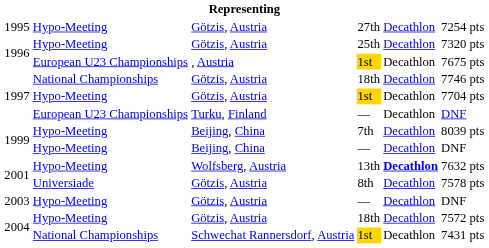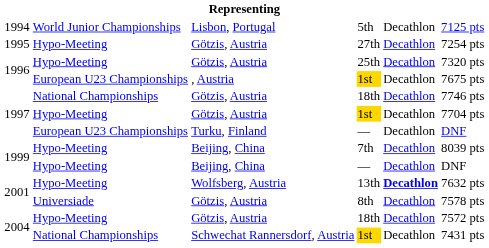+ row: (17, 26)
- row: (17, 200)
